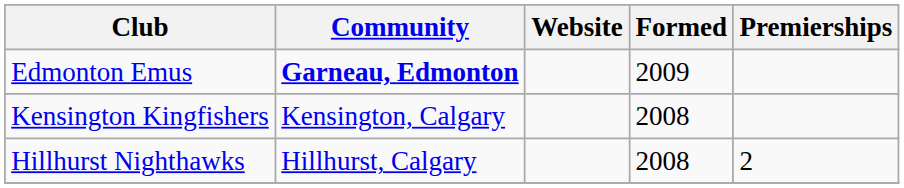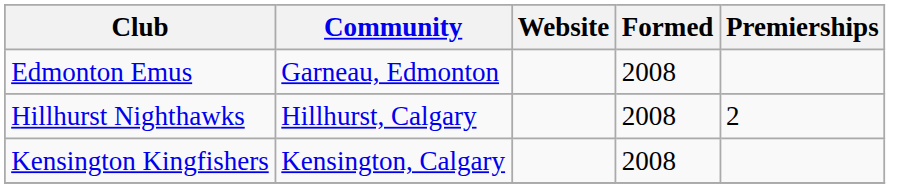(400, 71) bold -> (390, 71) normal
(662, 71) 2009 -> (649, 71) 2008
rows swapped: (128, 160) <-> (140, 116)
